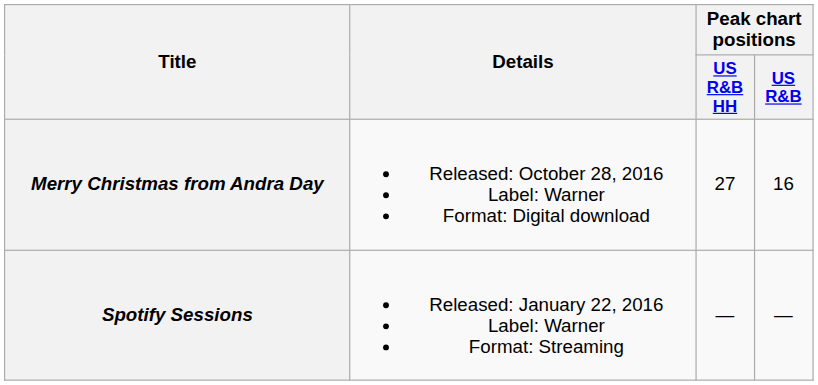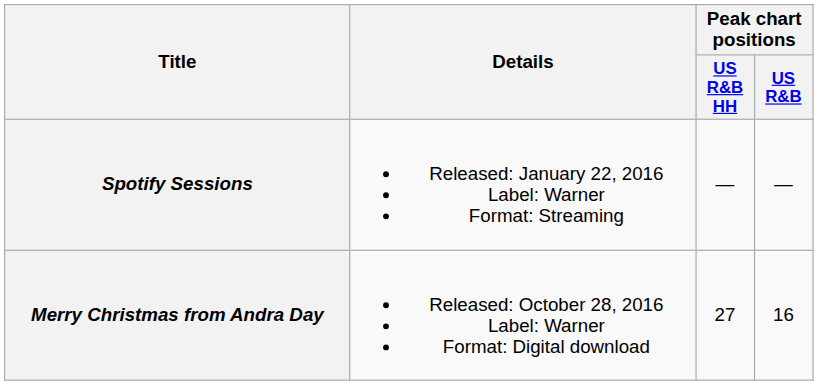rows swapped: (177, 314) <-> (177, 184)
